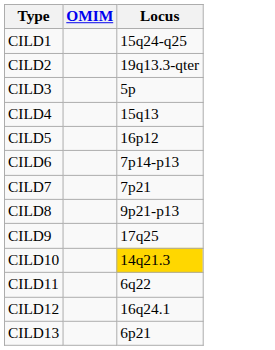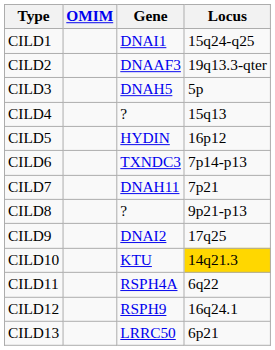+ column: (151, 16)
